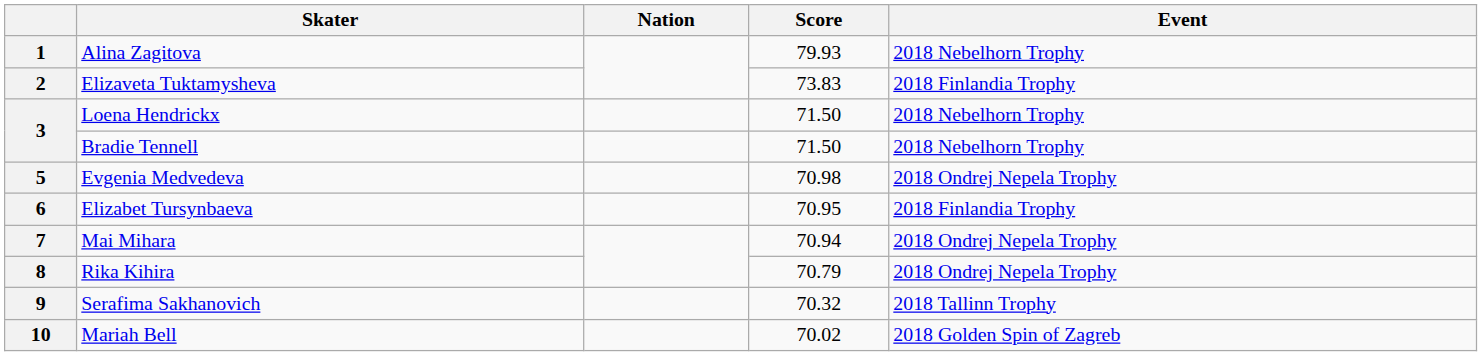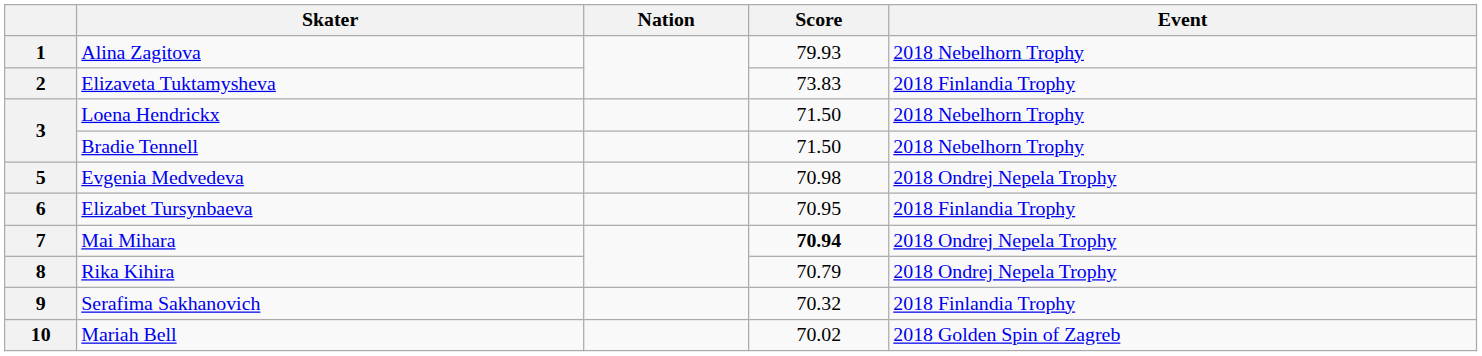(819, 240) normal -> (819, 240) bold
(975, 303) 2018 Tallinn Trophy -> (984, 303) 2018 Finlandia Trophy
